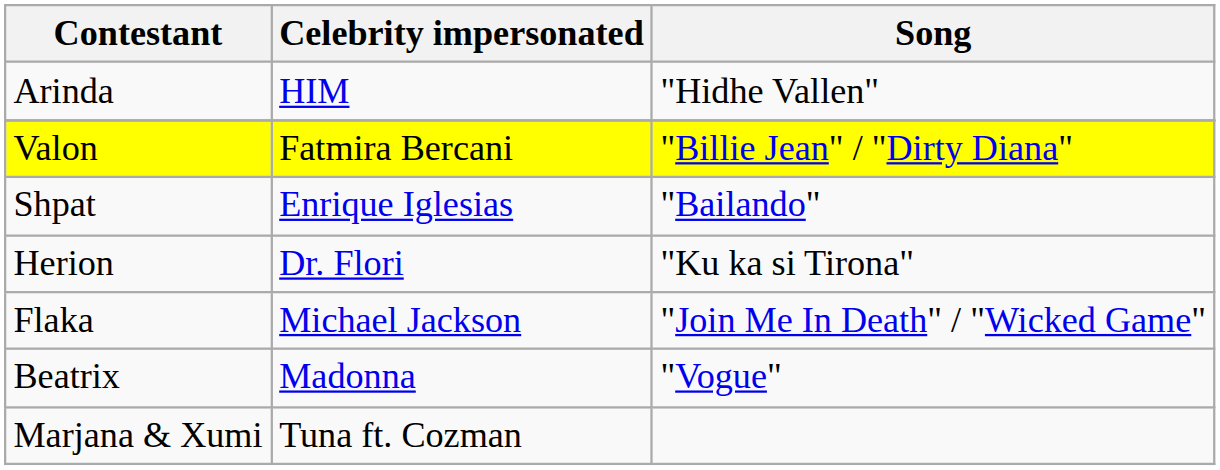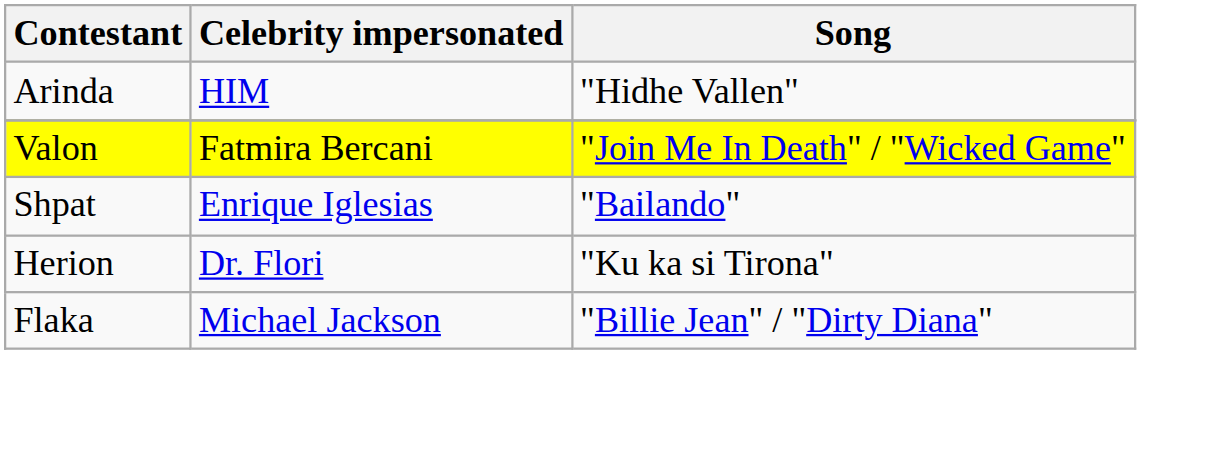(867, 147) "Billie Jean" / "Dirty Diana" -> (853, 147) "Join Me In Death" / "Wicked Game"
(933, 319) "Join Me In Death" / "Wicked Game" -> (786, 319) "Billie Jean" / "Dirty Diana"
- row: (67, 377)
- row: (138, 434)
